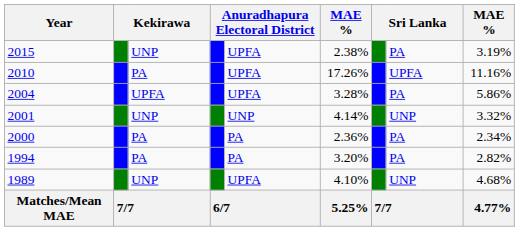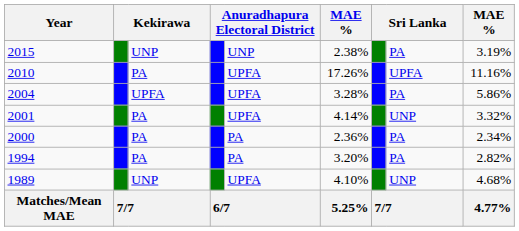(244, 51) UPFA -> (241, 51) UNP
(145, 115) UNP -> (139, 115) PA
(241, 115) UNP -> (244, 115) UPFA
